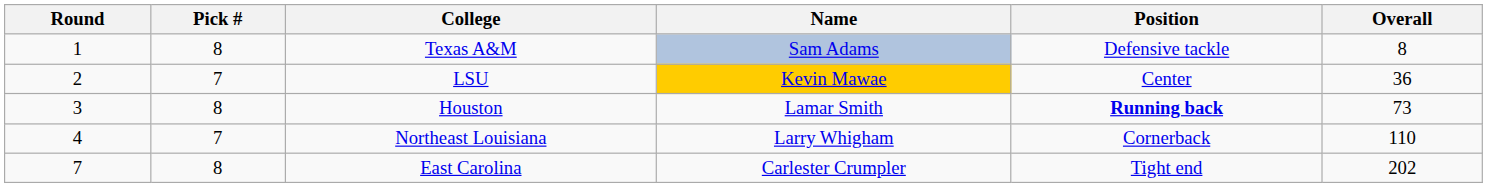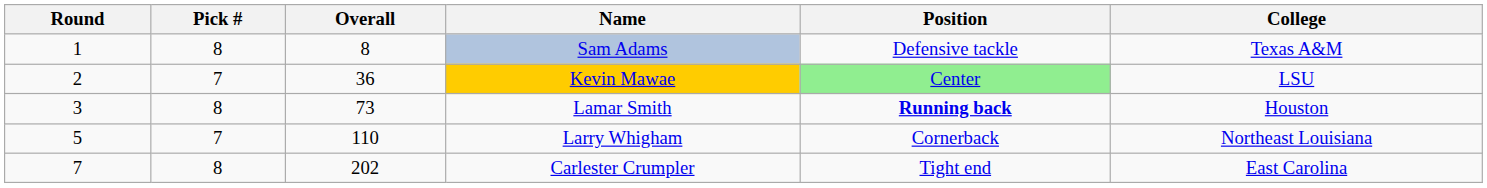columns swapped: (1402, 19) <-> (471, 19)
(1167, 78) no background -> (955, 78) lightgreen background
(77, 138) 4 -> (77, 138) 5
